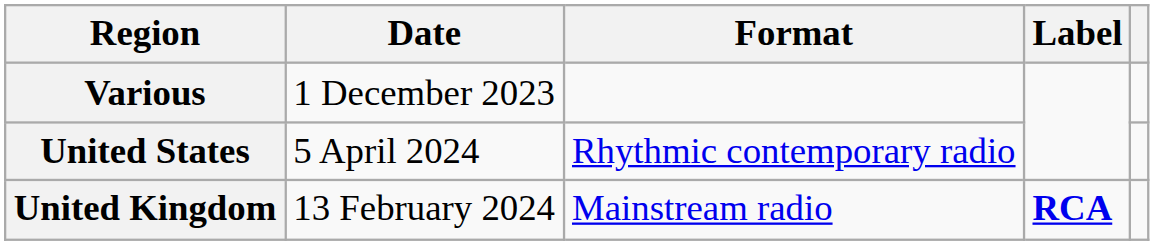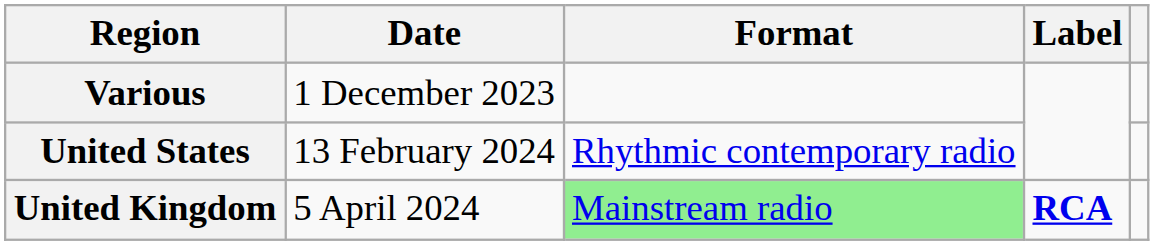(386, 150) 5 April 2024 -> (424, 150) 13 February 2024
(424, 208) 13 February 2024 -> (386, 208) 5 April 2024
(702, 208) no background -> (702, 208) lightgreen background
